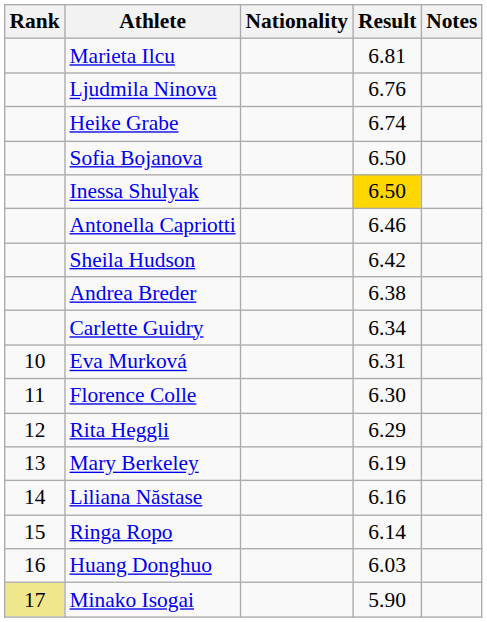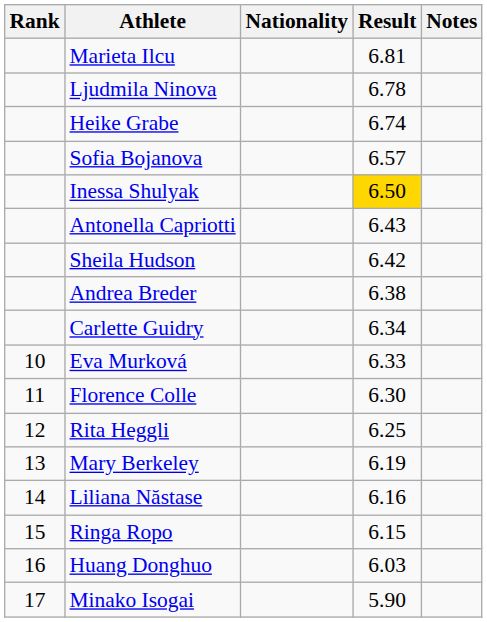(387, 89) 6.76 -> (387, 89) 6.78
(387, 157) 6.50 -> (387, 157) 6.57
(387, 225) 6.46 -> (387, 225) 6.43
(387, 361) 6.31 -> (387, 361) 6.33
(387, 429) 6.29 -> (387, 429) 6.25
(387, 531) 6.14 -> (387, 531) 6.15
(35, 599) khaki background -> (35, 599) no background
